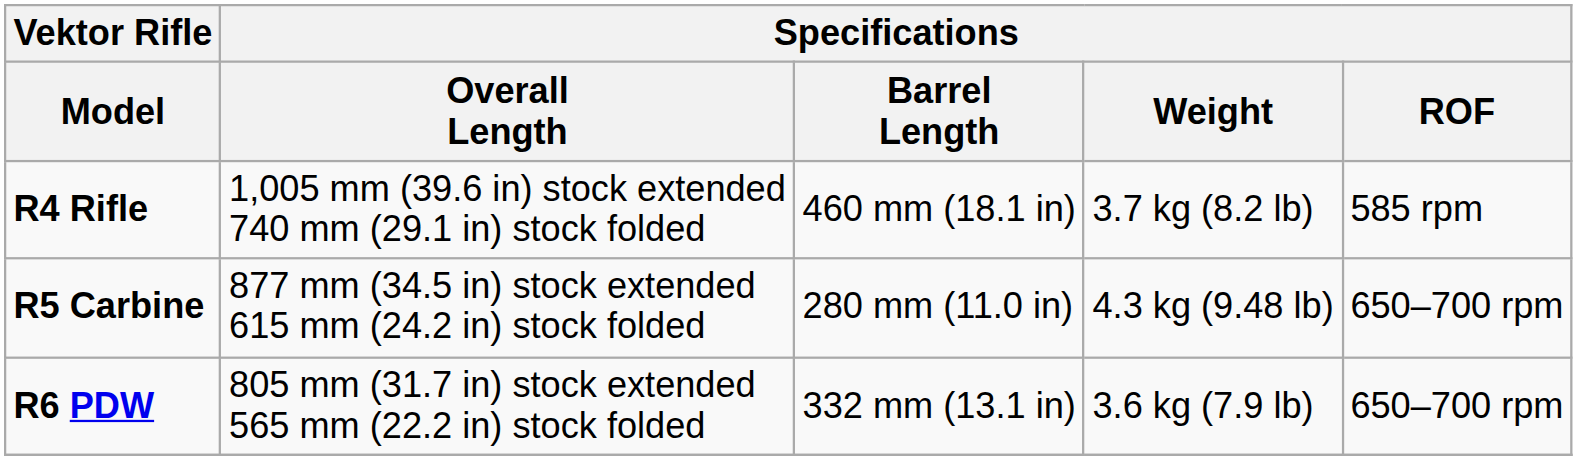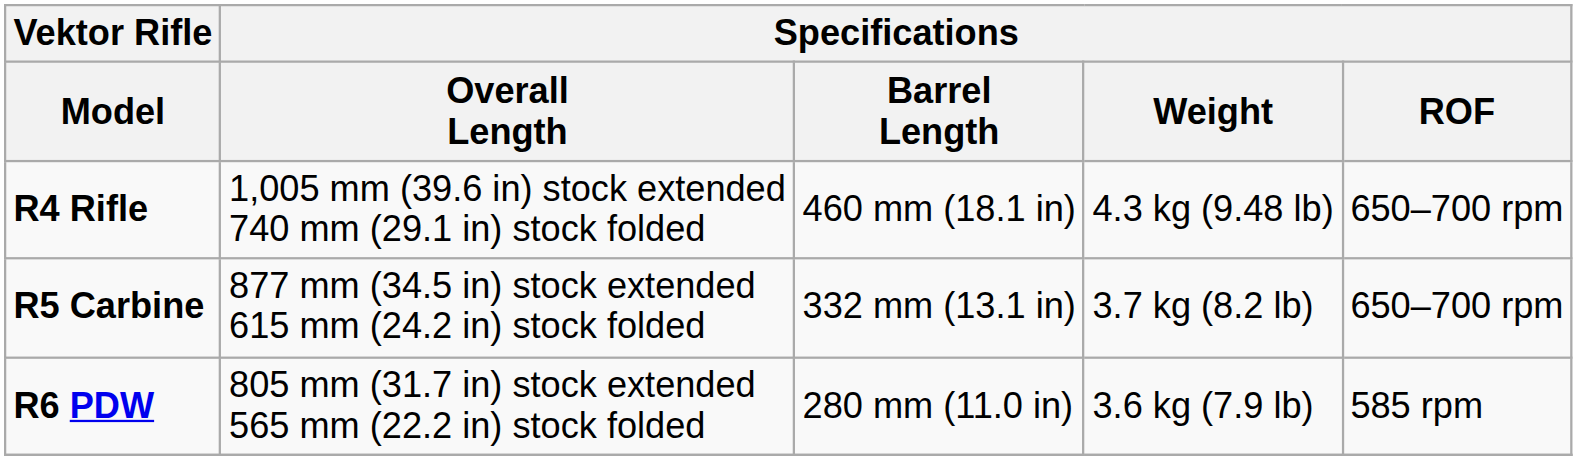(1203, 208) 3.7 kg (8.2 lb) -> (1213, 208) 4.3 kg (9.48 lb)
(1417, 208) 585 rpm -> (1457, 208) 650–700 rpm
(938, 306) 280 mm (11.0 in) -> (939, 306) 332 mm (13.1 in)
(1213, 306) 4.3 kg (9.48 lb) -> (1203, 306) 3.7 kg (8.2 lb)
(939, 404) 332 mm (13.1 in) -> (938, 404) 280 mm (11.0 in)
(1457, 404) 650–700 rpm -> (1417, 404) 585 rpm
